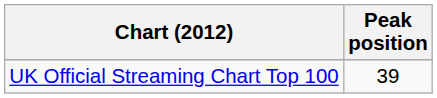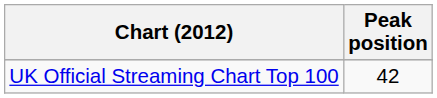(388, 76) 39 -> (388, 76) 42
